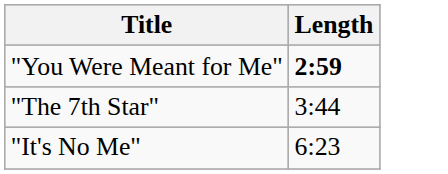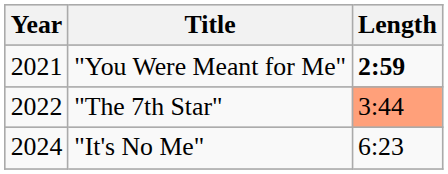+ column: (36, 24)
(318, 106) no background -> (381, 106) lightsalmon background
